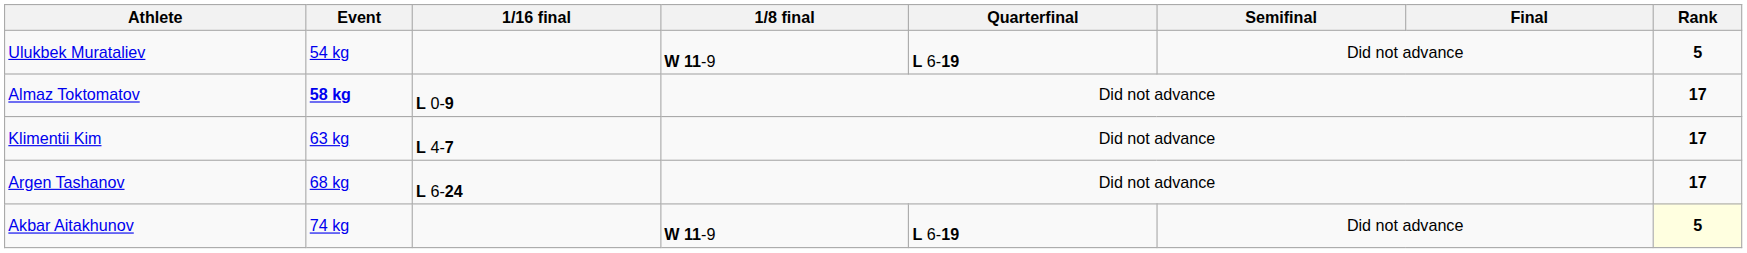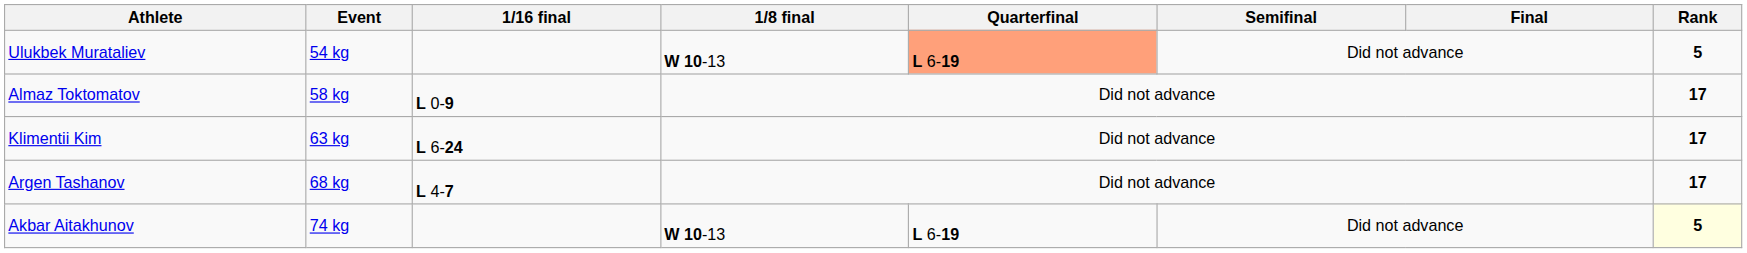(690, 61) W 11-9 -> (695, 61) W 10-13
(936, 61) no background -> (936, 61) lightsalmon background
(330, 96) bold -> (329, 96) normal
(435, 148) L 4-7 -> (439, 148) L 6-24
(439, 191) L 6-24 -> (435, 191) L 4-7
(690, 235) W 11-9 -> (695, 235) W 10-13
